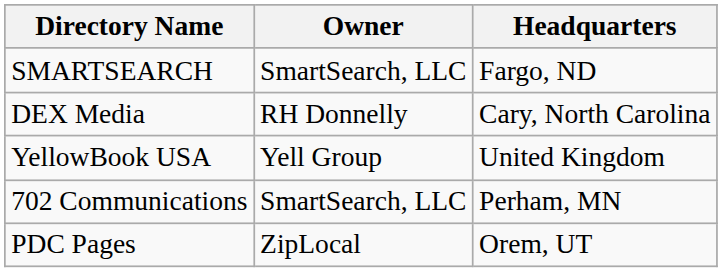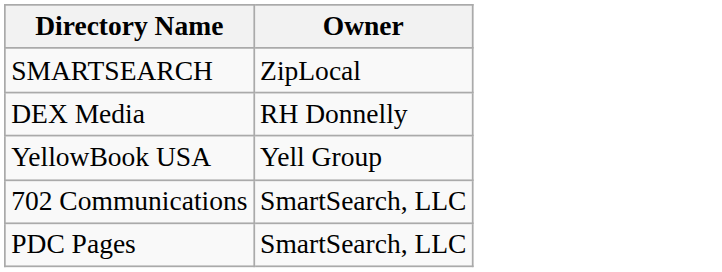- column: (595, 26)
(363, 69) SmartSearch, LLC -> (311, 69) ZipLocal
(311, 244) ZipLocal -> (363, 244) SmartSearch, LLC
